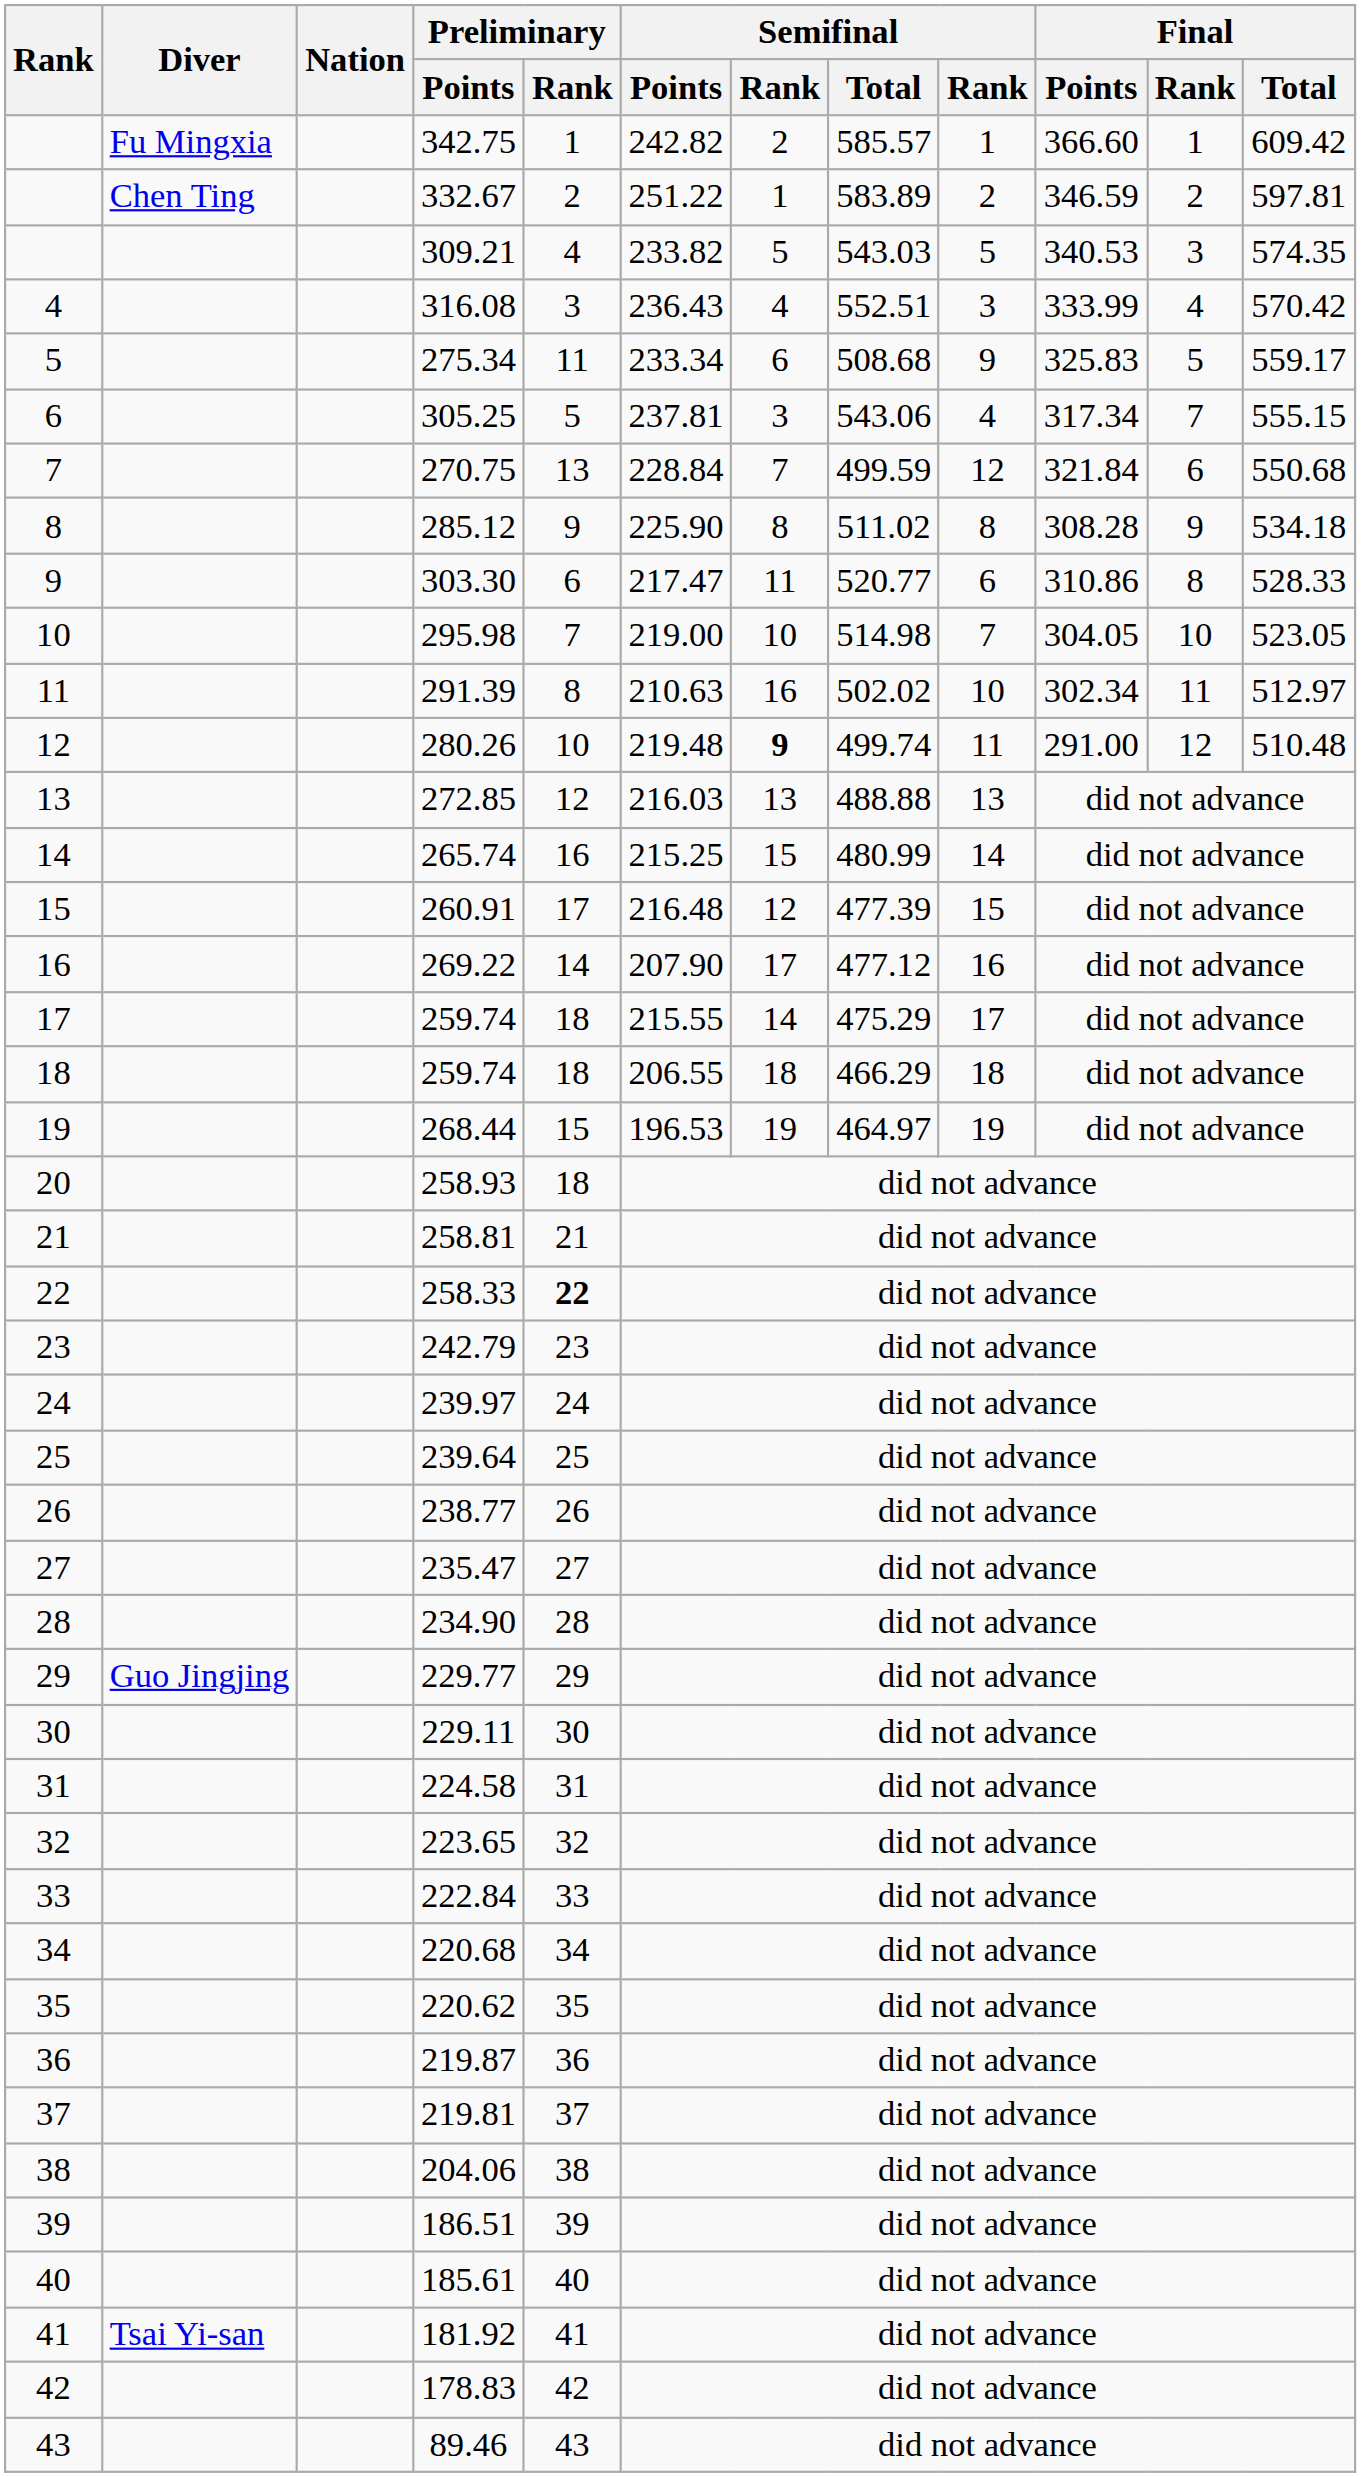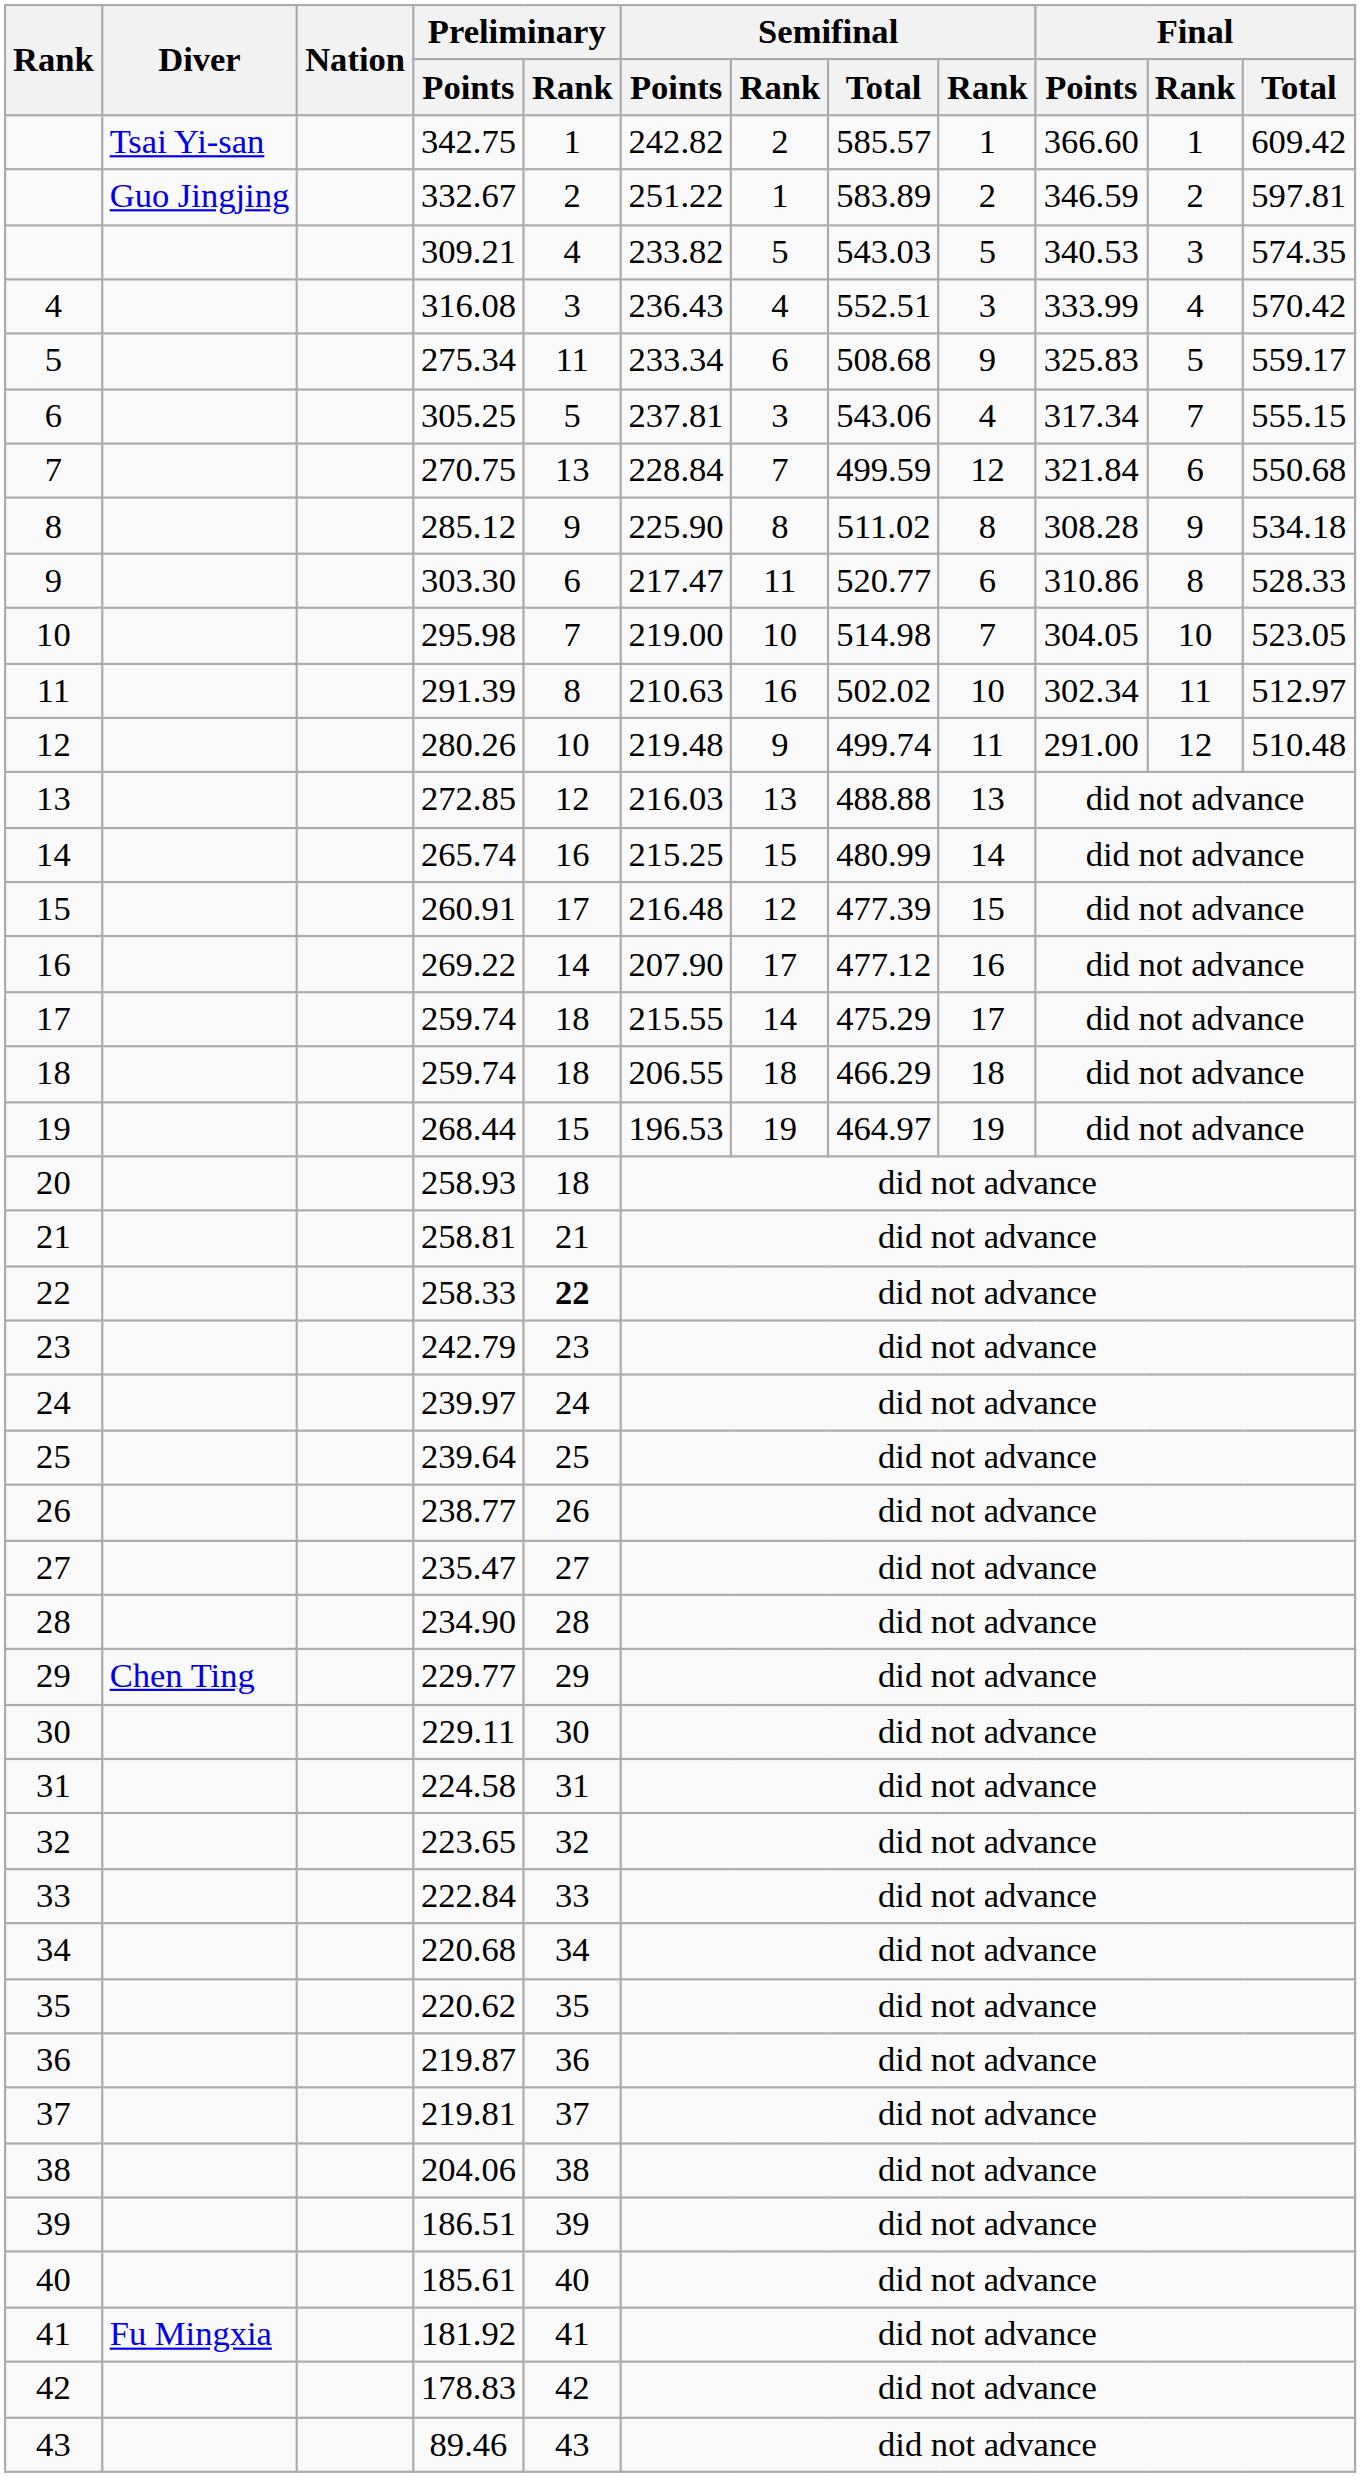(191, 141) Fu Mingxia -> (187, 141) Tsai Yi-san
(182, 196) Chen Ting -> (199, 196) Guo Jingjing
(780, 744) bold -> (780, 744) normal
(199, 1676) Guo Jingjing -> (182, 1676) Chen Ting
(187, 2333) Tsai Yi-san -> (191, 2333) Fu Mingxia
